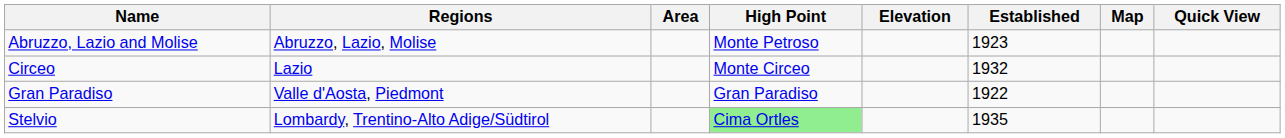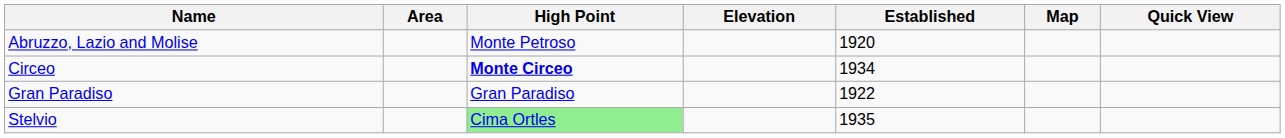- column: (461, 17)
(990, 42) 1923 -> (857, 42) 1920
(762, 68) normal -> (521, 68) bold
(990, 68) 1932 -> (857, 68) 1934
